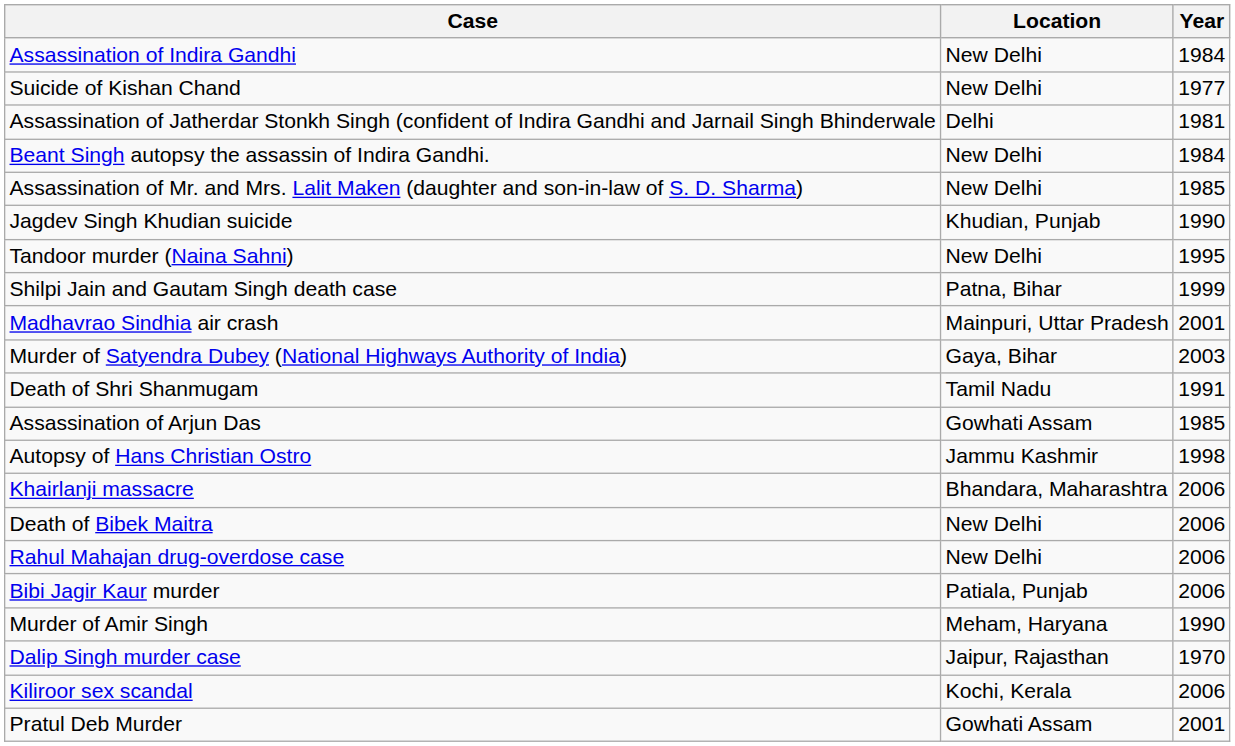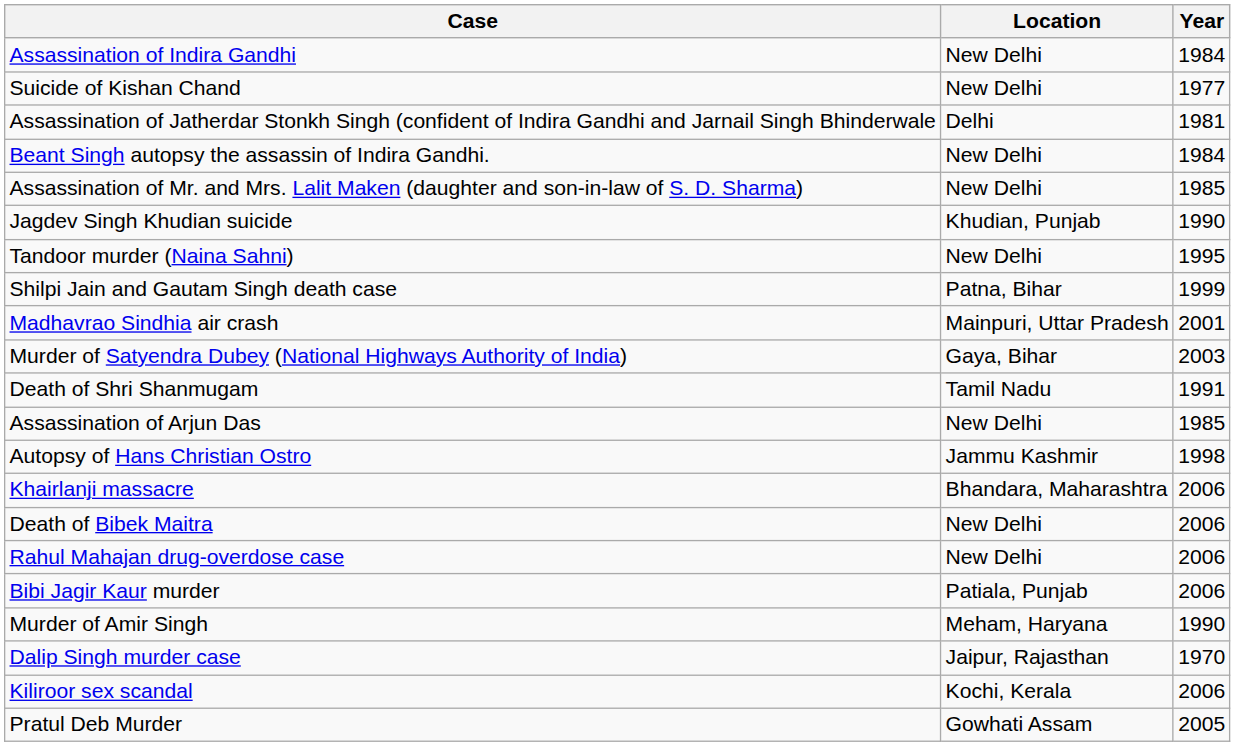(1019, 423) Gowhati Assam -> (994, 423) New Delhi
(1202, 724) 2001 -> (1202, 724) 2005
